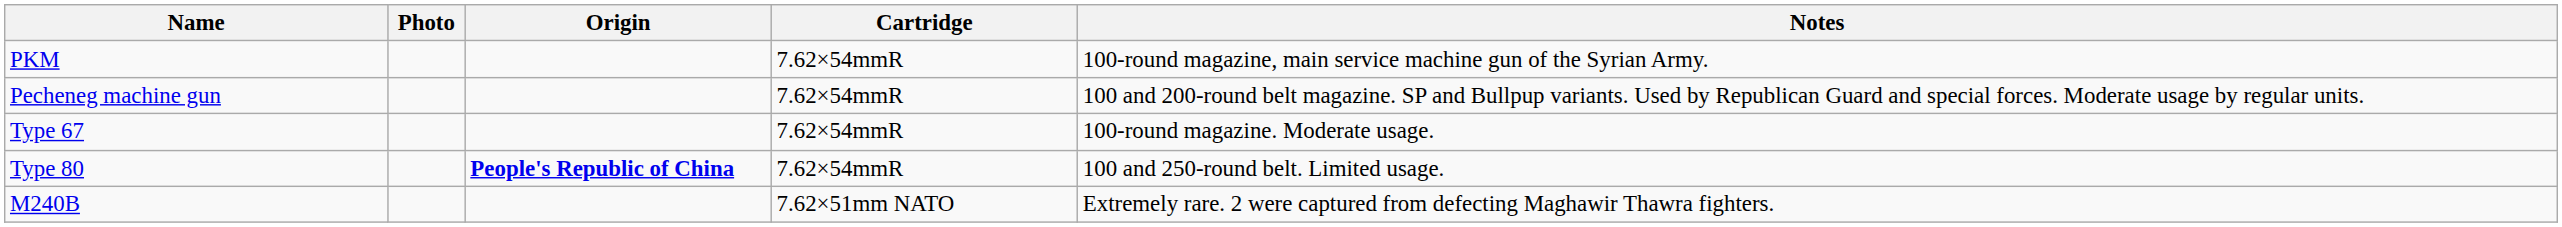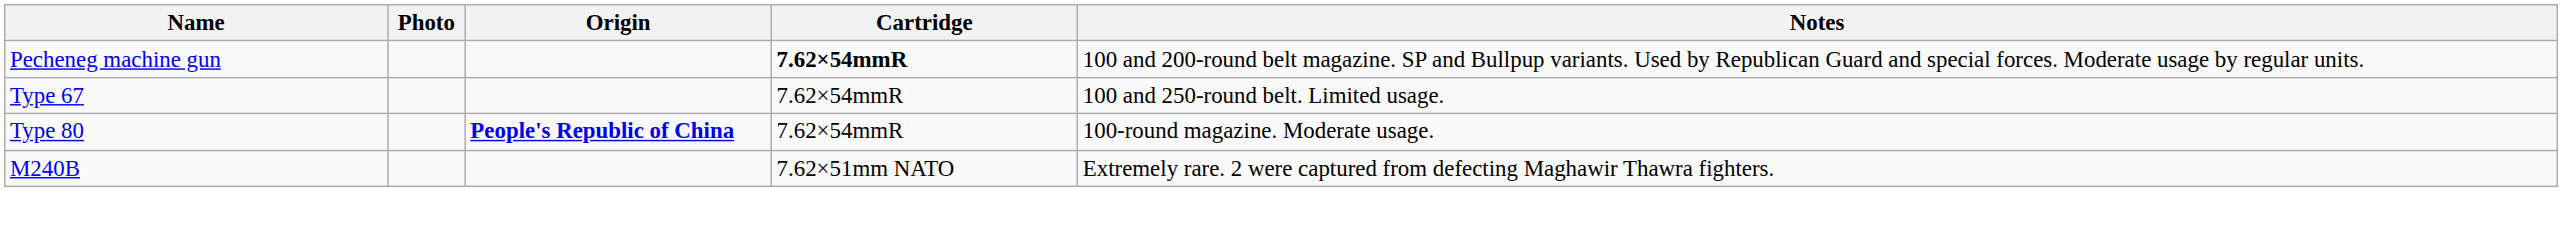- row: (35, 58)
(840, 95) normal -> (842, 58) bold
(1258, 131) 100-round magazine. Moderate usage. -> (1264, 95) 100 and 250-round belt. Limited usage.
(1264, 167) 100 and 250-round belt. Limited usage. -> (1258, 131) 100-round magazine. Moderate usage.
